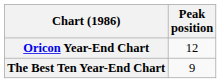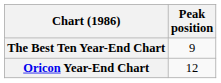rows swapped: (86, 48) <-> (86, 68)
